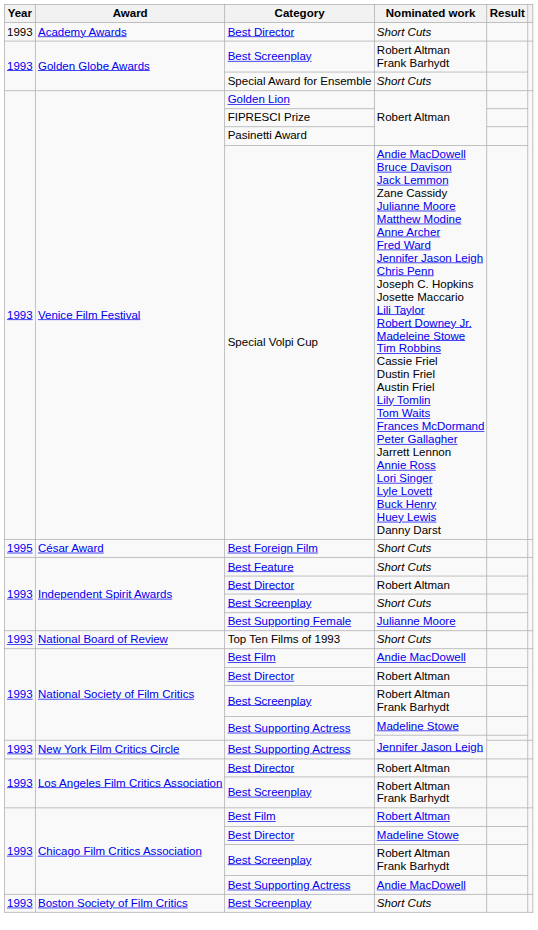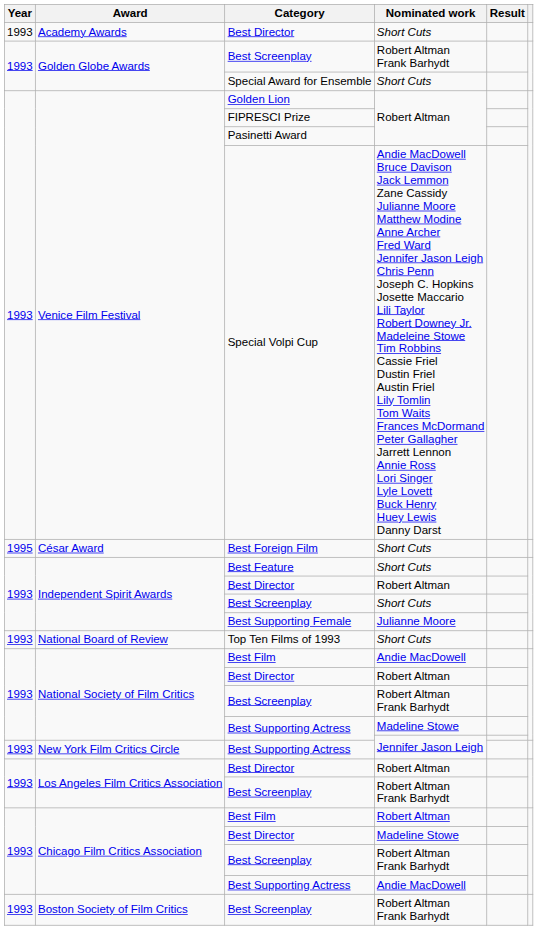(404, 903) Short Cuts -> (413, 909) Robert Altman Frank Barhydt
